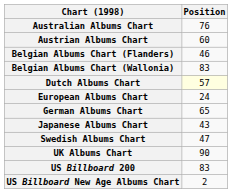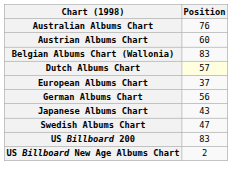- row: (93, 54)
(205, 97) 24 -> (205, 82) 37
(205, 111) 65 -> (205, 97) 56
- row: (93, 153)
